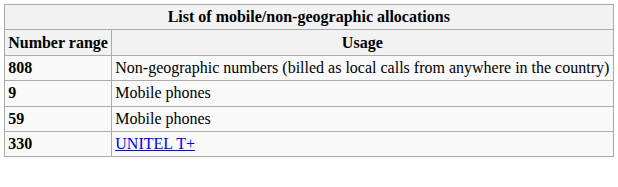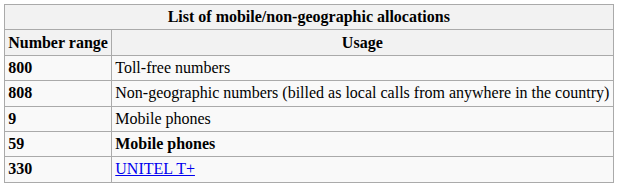+ row: (20, 67)
(163, 118) normal -> (165, 144) bold
